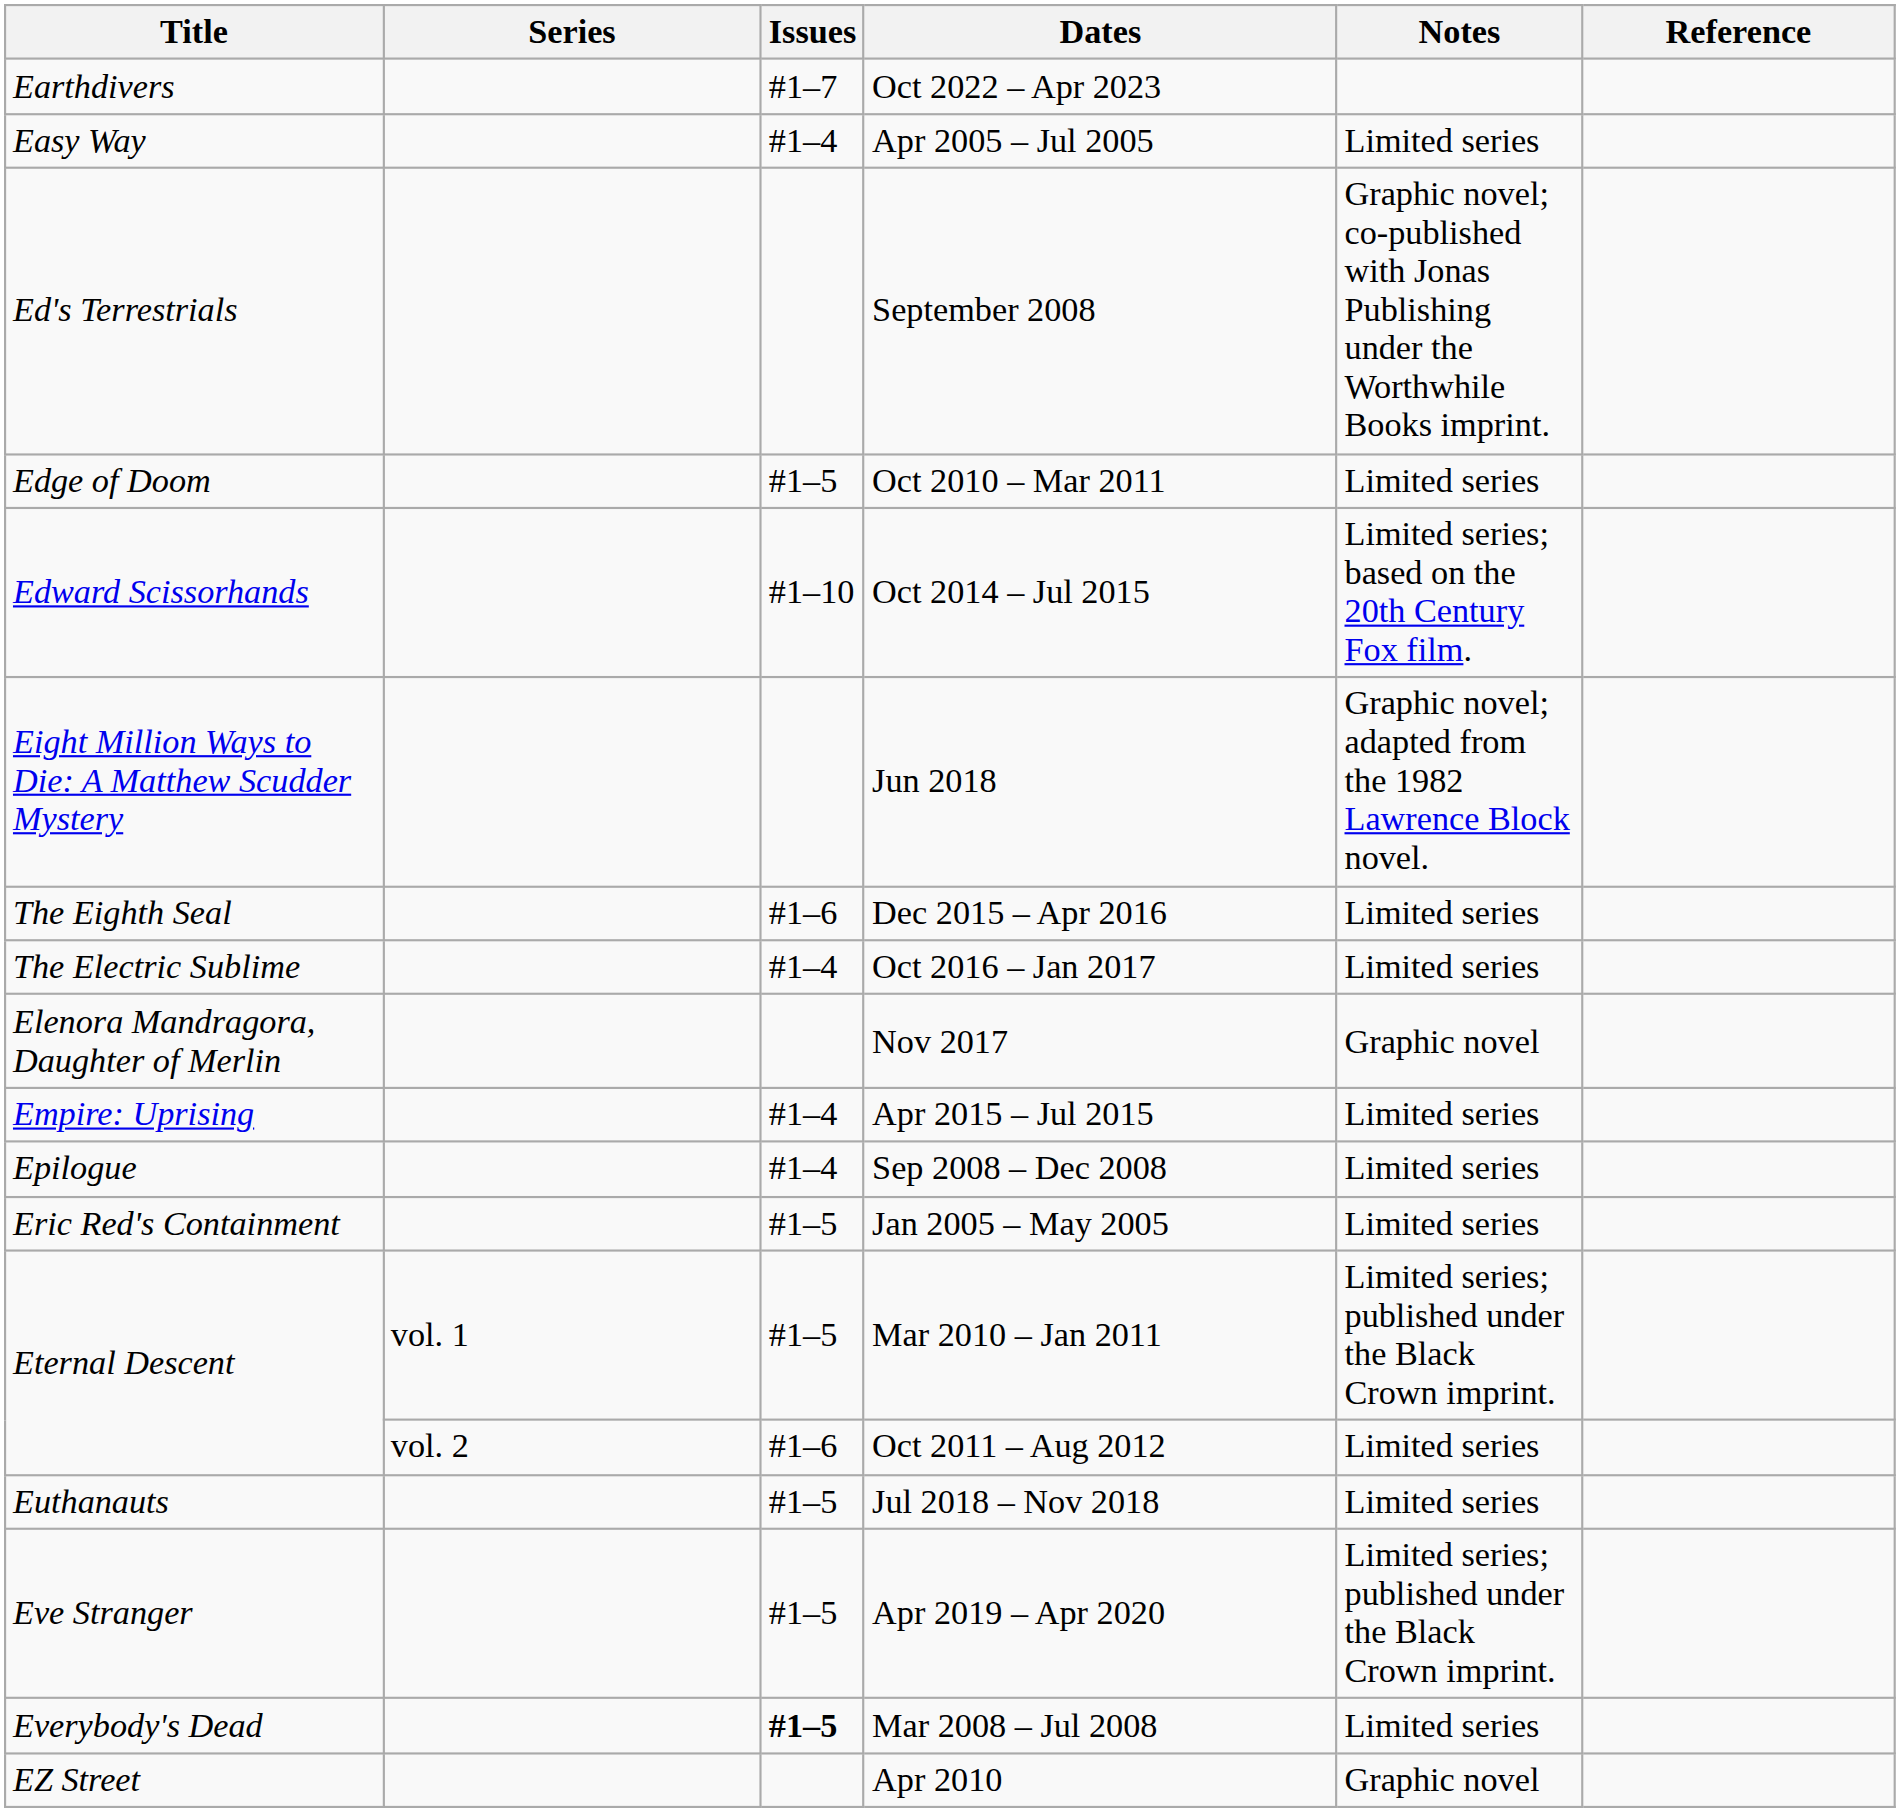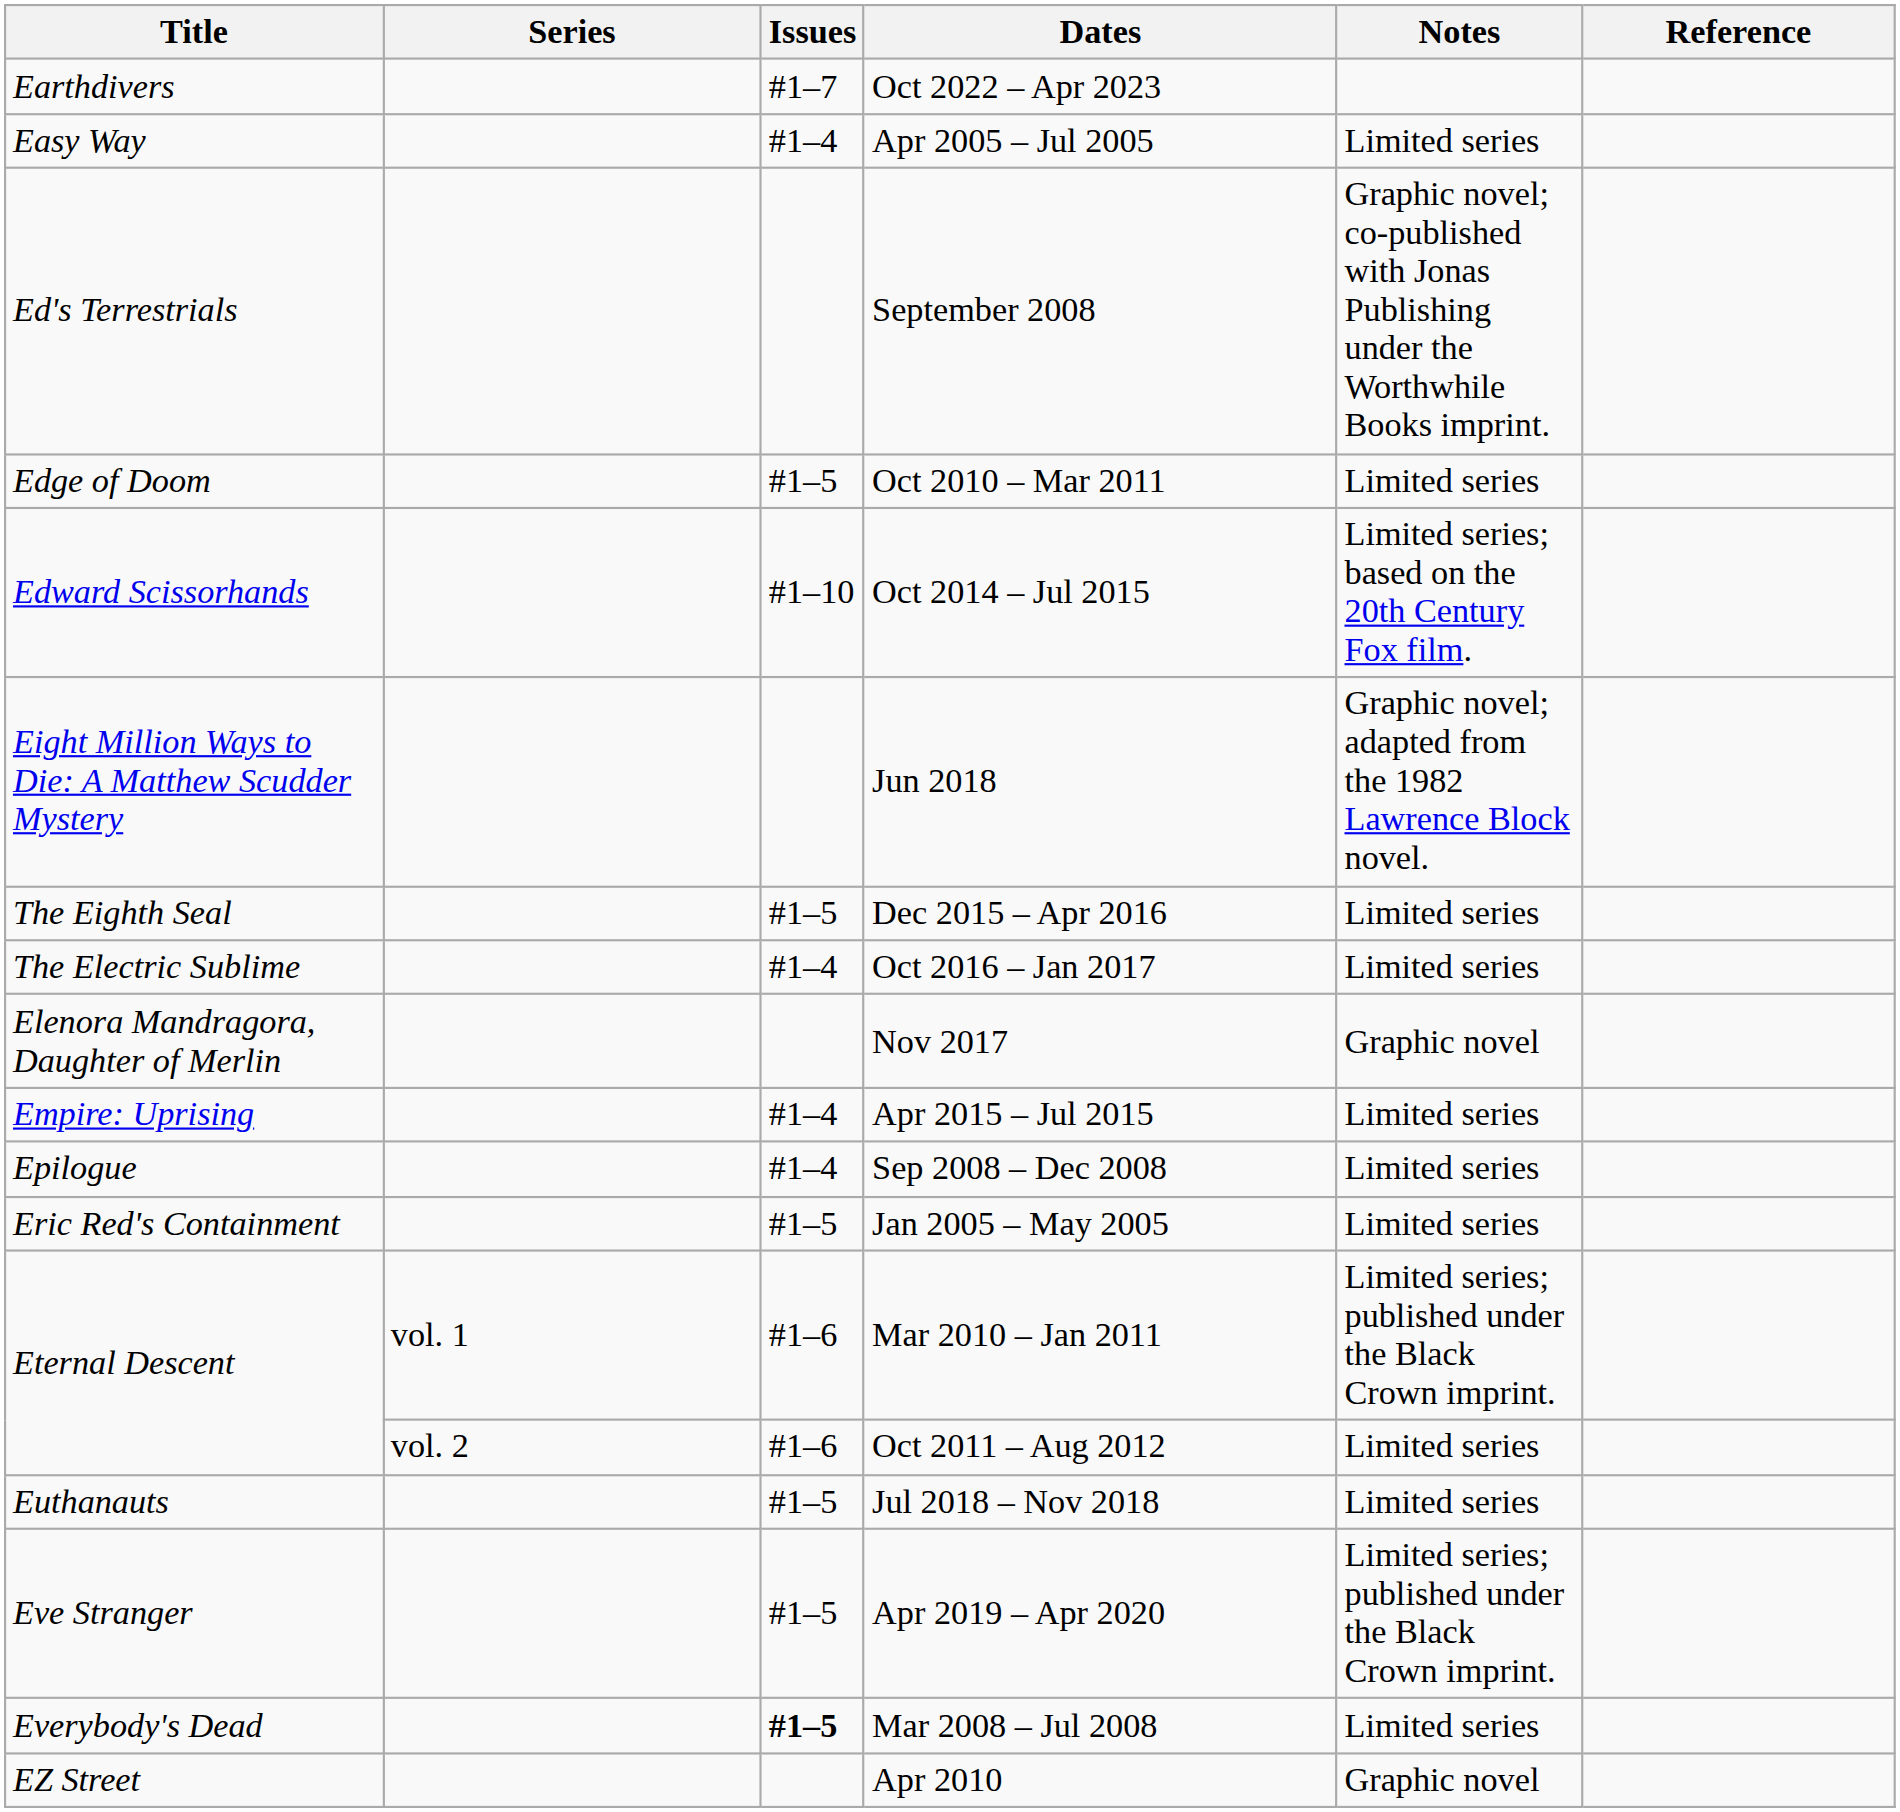(803, 912) #1–6 -> (803, 912) #1–5
(803, 1334) #1–5 -> (803, 1334) #1–6
